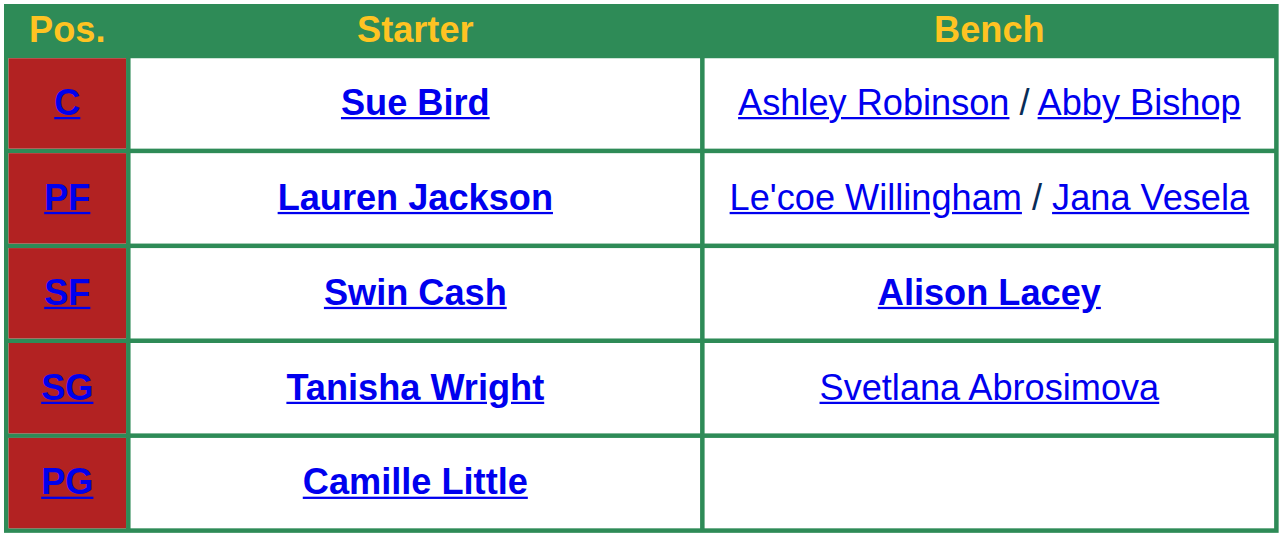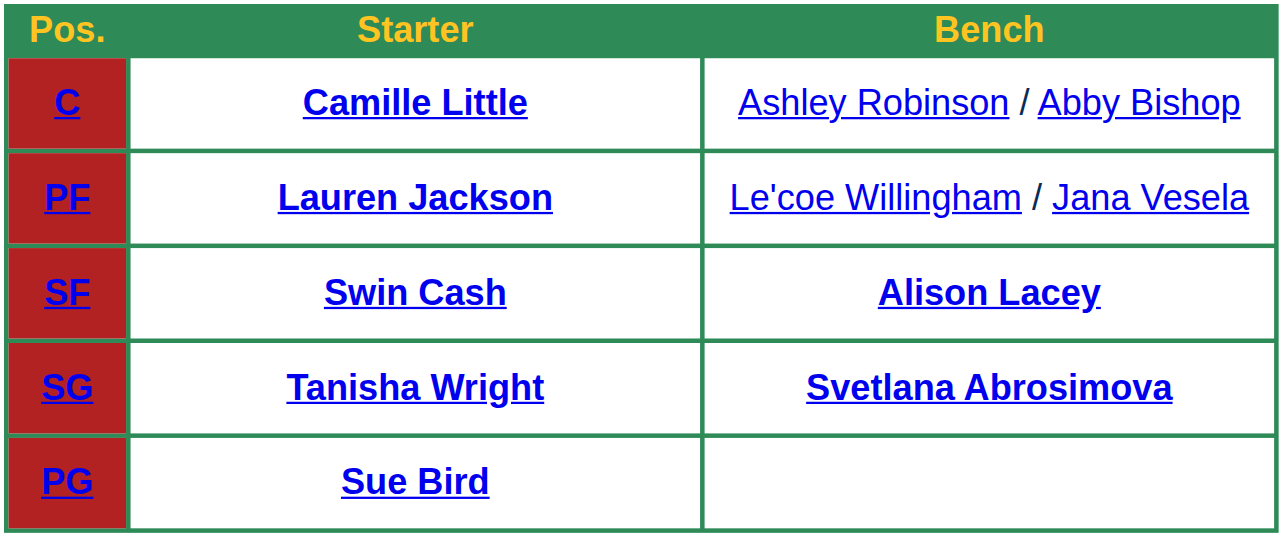(415, 102) Sue Bird -> (415, 102) Camille Little
(989, 387) normal -> (989, 387) bold
(415, 482) Camille Little -> (415, 482) Sue Bird
